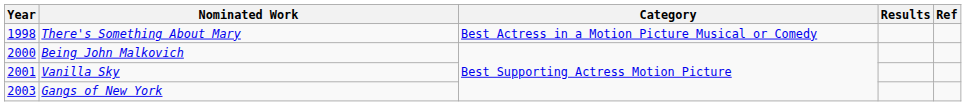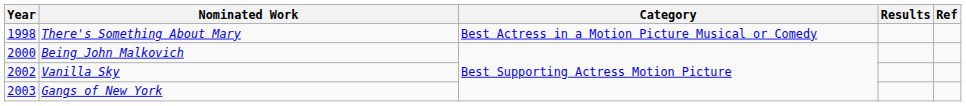(22, 72) 2001 -> (22, 72) 2002
